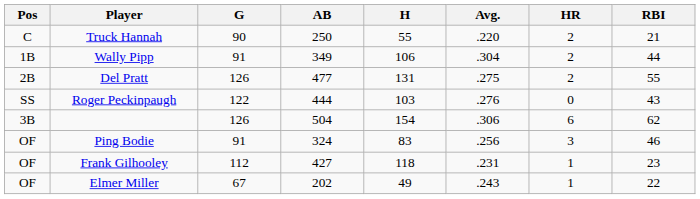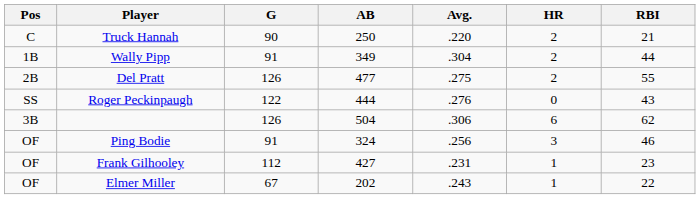- column: (405, 15)
